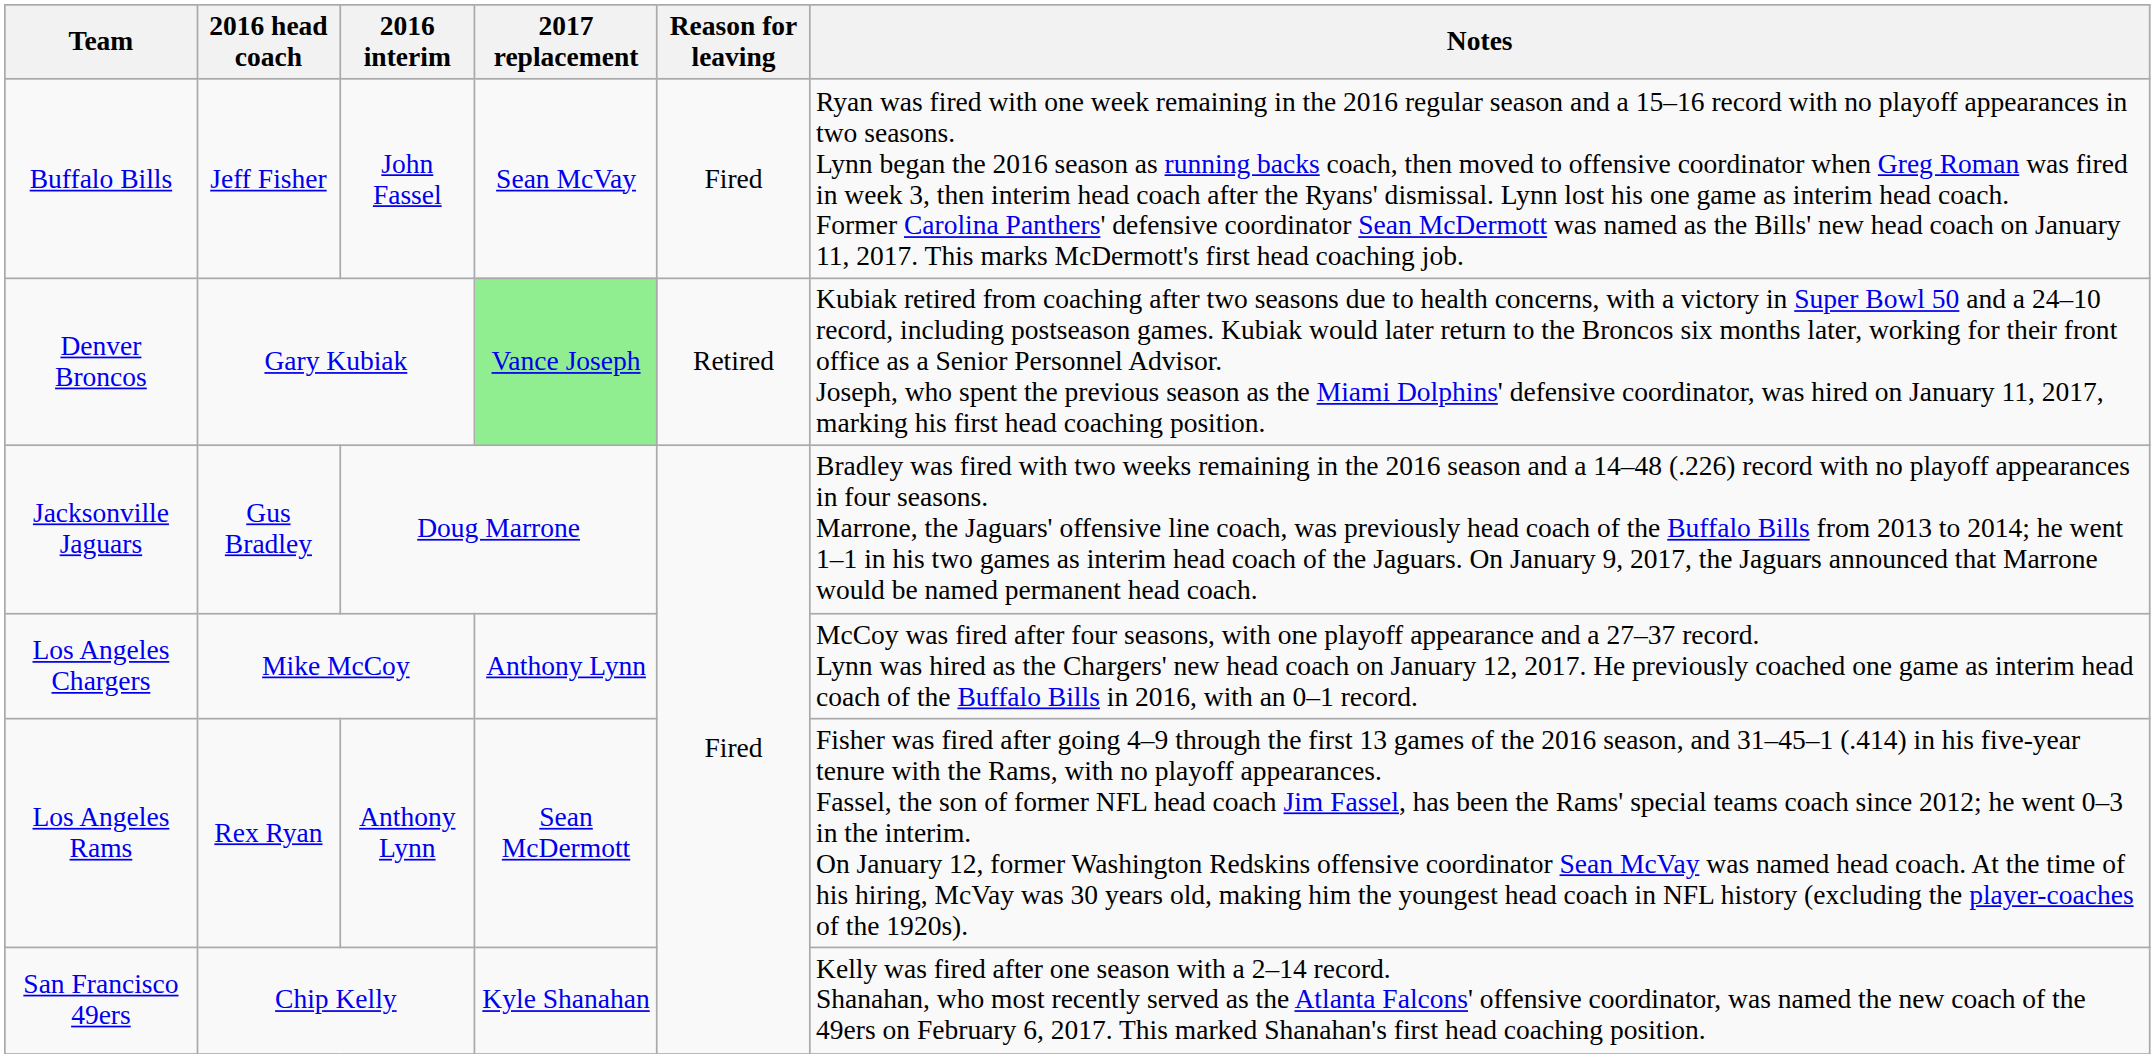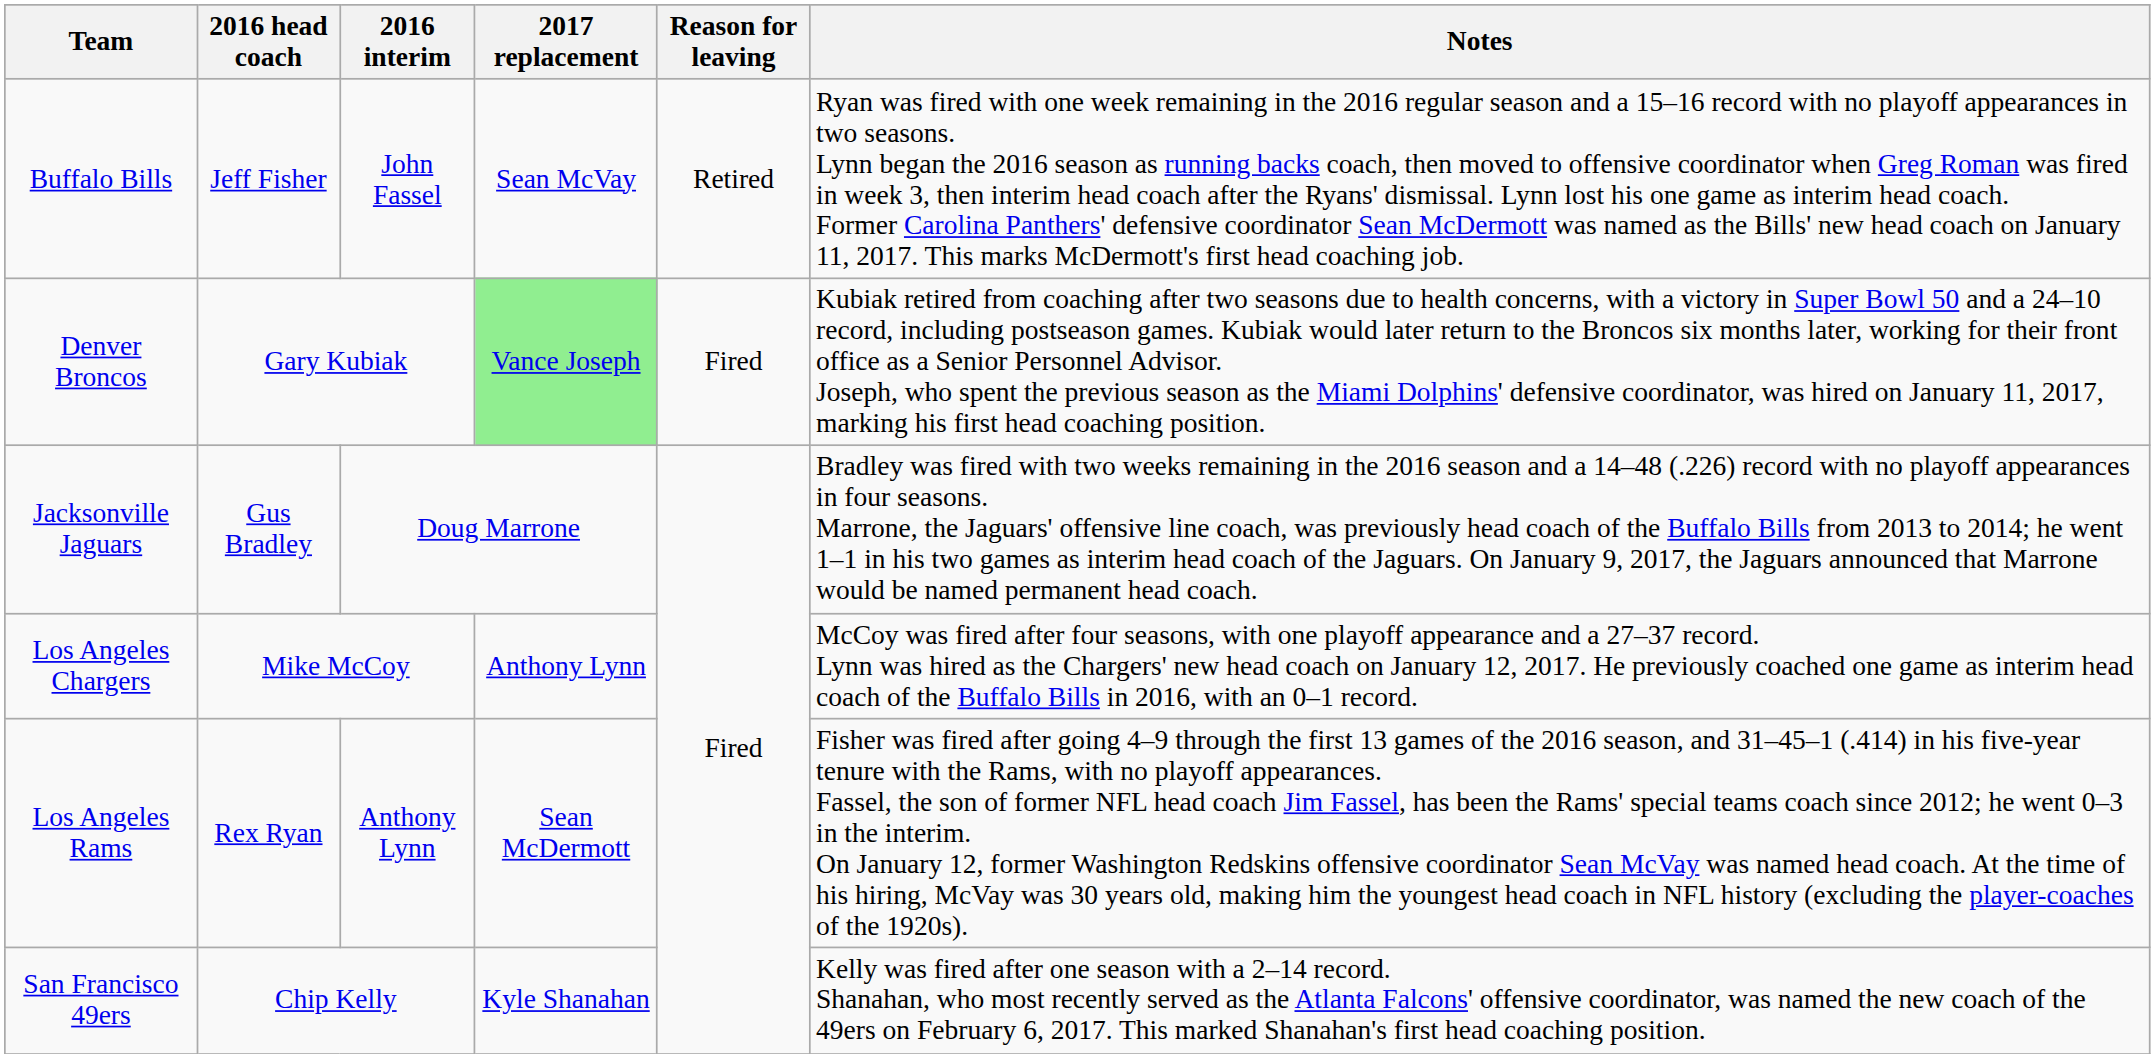(734, 178) Fired -> (734, 178) Retired
(734, 361) Retired -> (734, 361) Fired
